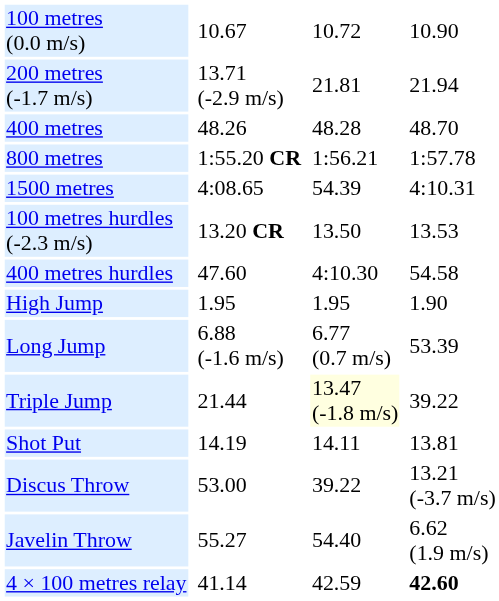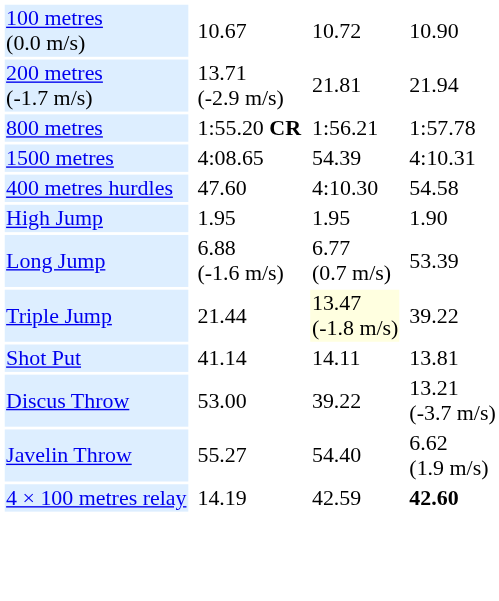- row: (55, 127)
- row: (90, 230)
(222, 442) 14.19 -> (222, 358) 41.14
(222, 582) 41.14 -> (222, 497) 14.19
